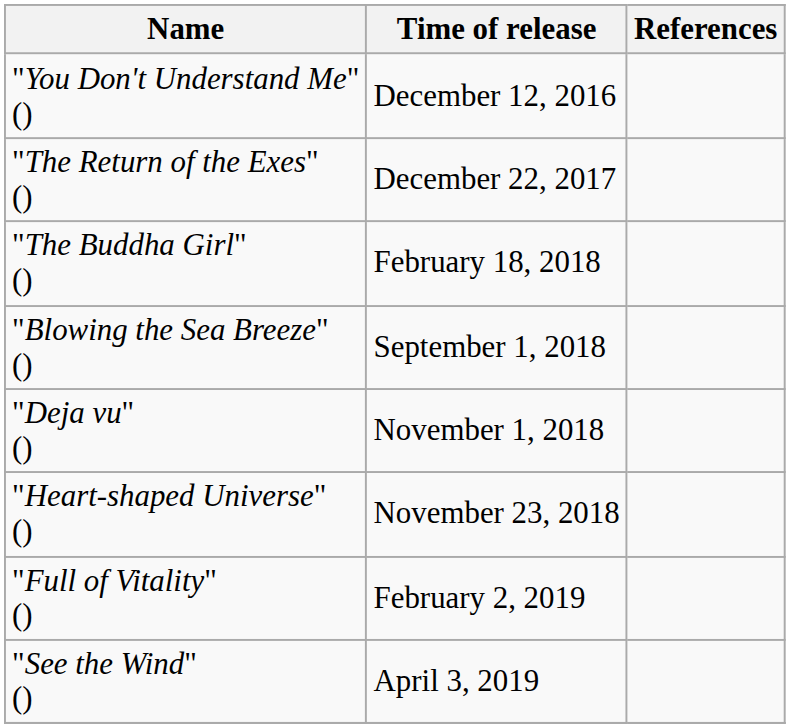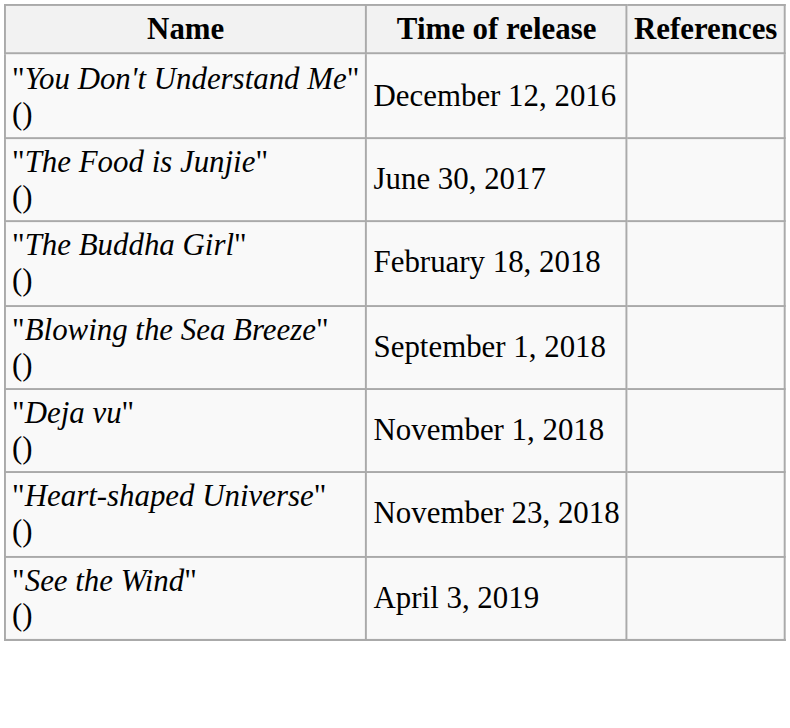+ row: (140, 179)
- row: (165, 179)
- row: (114, 597)
